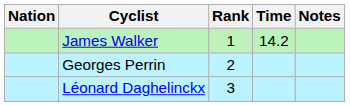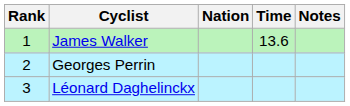columns swapped: (231, 16) <-> (32, 16)
(274, 40) 14.2 -> (274, 40) 13.6
